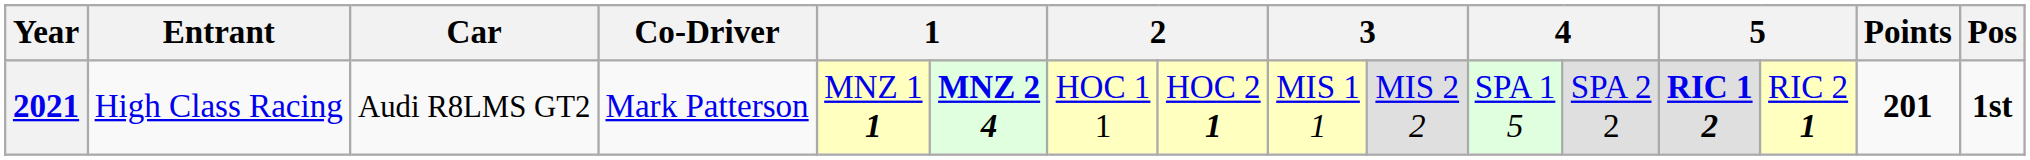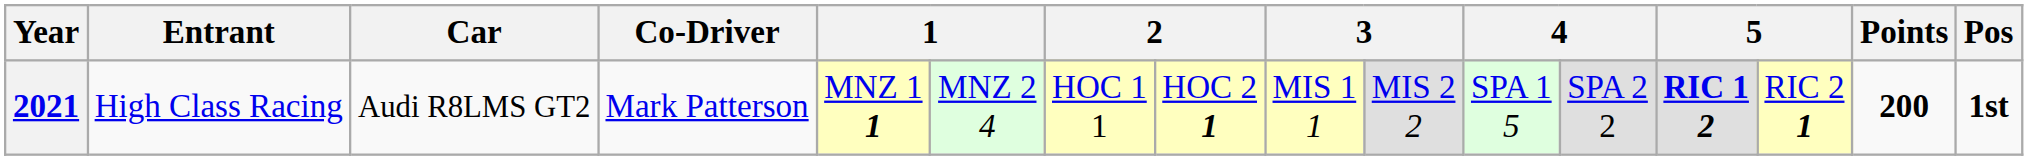(989, 106) bold -> (987, 106) normal
(1908, 106) 201 -> (1904, 106) 200
